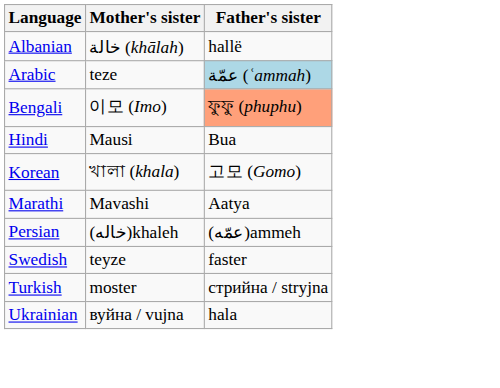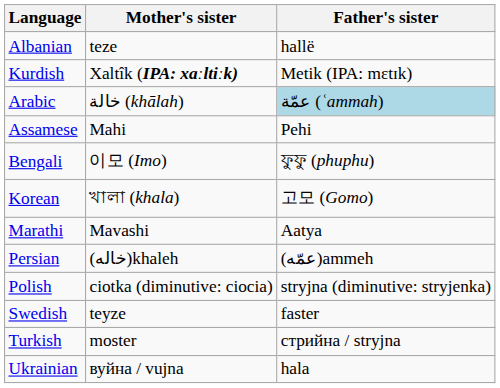(137, 46) خالة (khālah) -> (103, 45) teze
+ row: (36, 73)
(103, 74) teze -> (137, 101) خالة (khālah)
+ row: (43, 128)
(255, 106) lightsalmon background -> (328, 160) no background
- row: (28, 139)
+ row: (30, 286)
